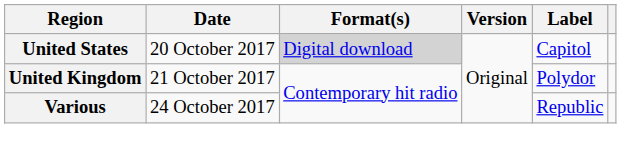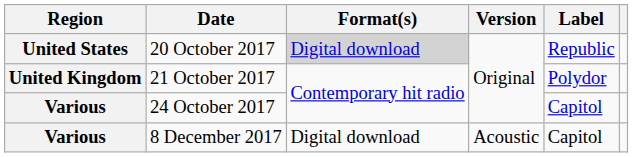(564, 48) Capitol -> (581, 48) Republic
(570, 107) Republic -> (575, 107) Capitol
+ row: (216, 136)
